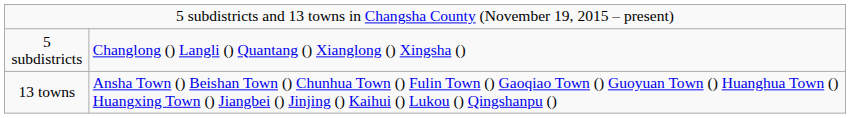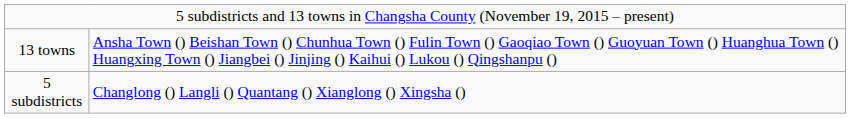rows swapped: (47, 50) <-> (47, 92)
